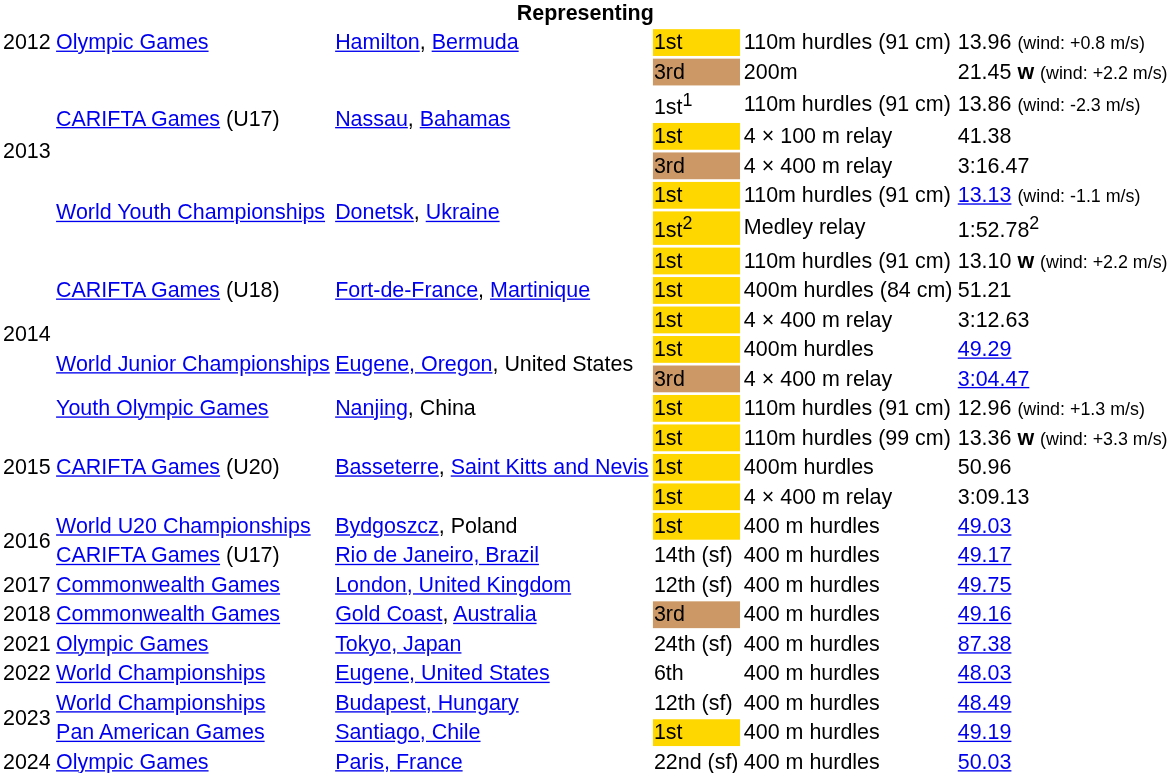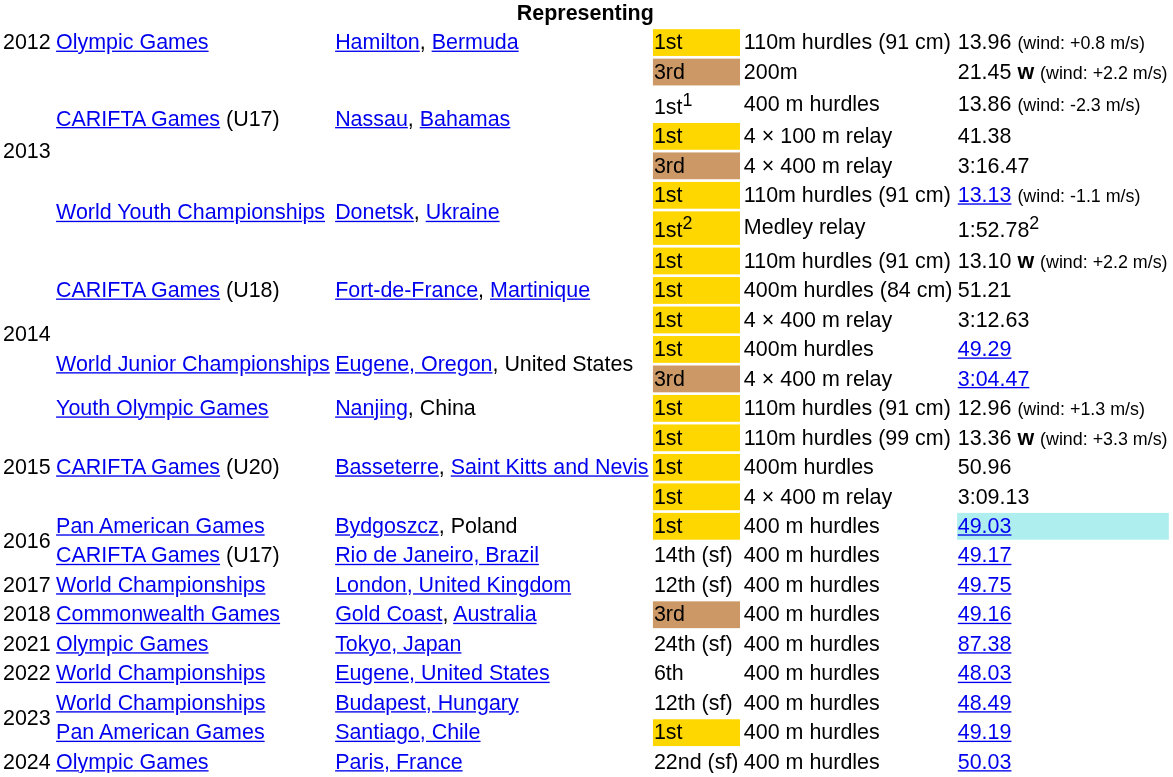(847, 104) 110m hurdles (91 cm) -> (812, 104) 400 m hurdles
(183, 525) World U20 Championships -> (160, 525) Pan American Games
(985, 525) no background -> (985, 525) paleturquoise background
(168, 584) Commonwealth Games -> (161, 584) World Championships
